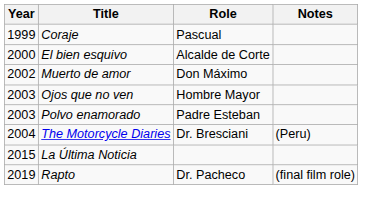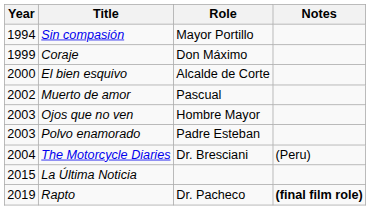+ row: (83, 34)
(199, 34) Pascual -> (212, 54) Don Máximo
(212, 74) Don Máximo -> (199, 94) Pascual
(315, 174) normal -> (319, 194) bold
